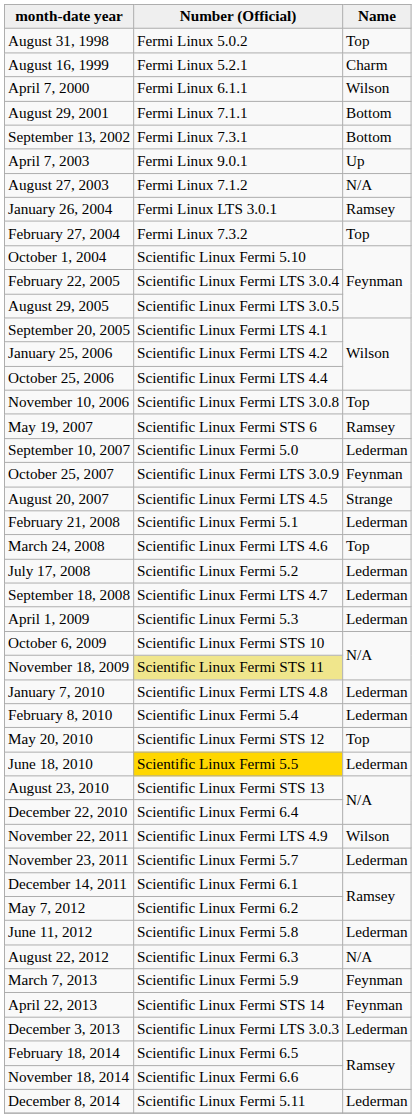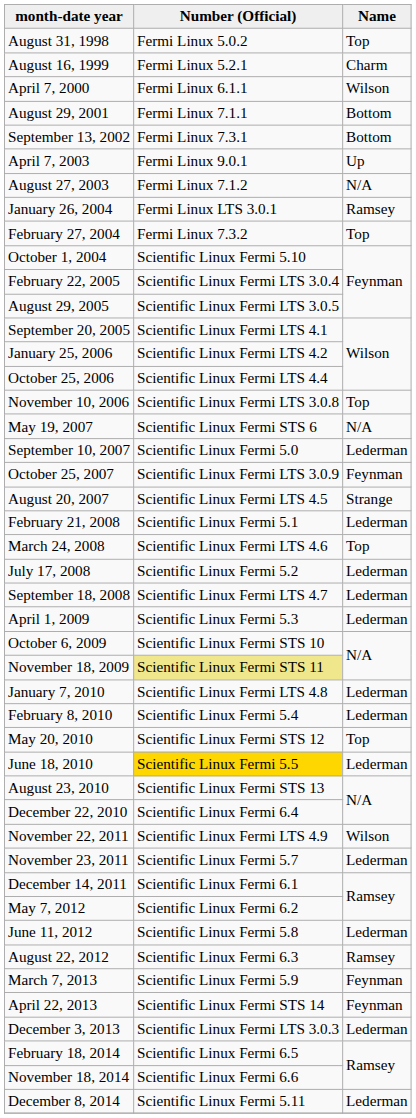(371, 426) Ramsey -> (359, 426) N/A
(359, 956) N/A -> (371, 956) Ramsey
